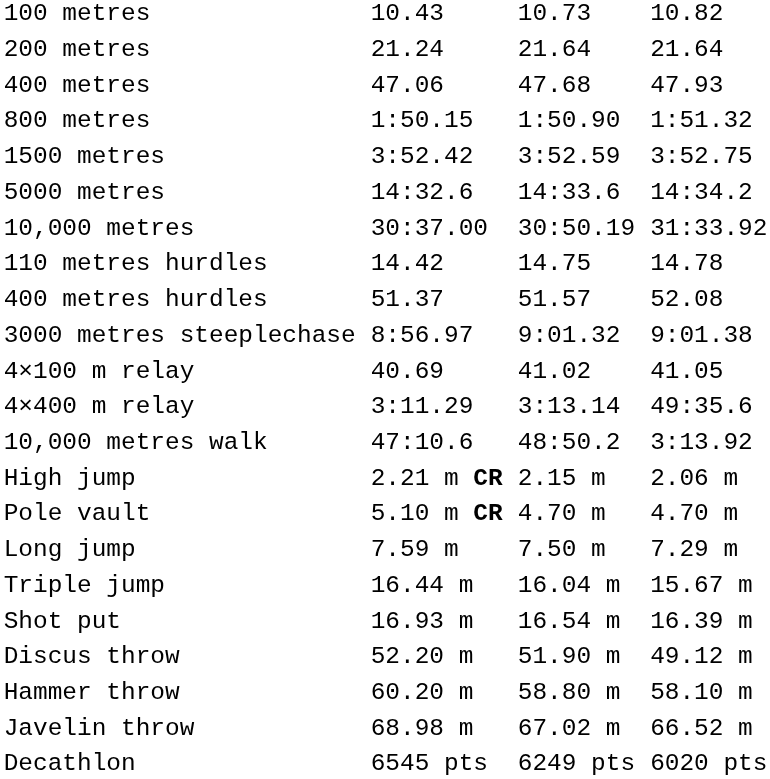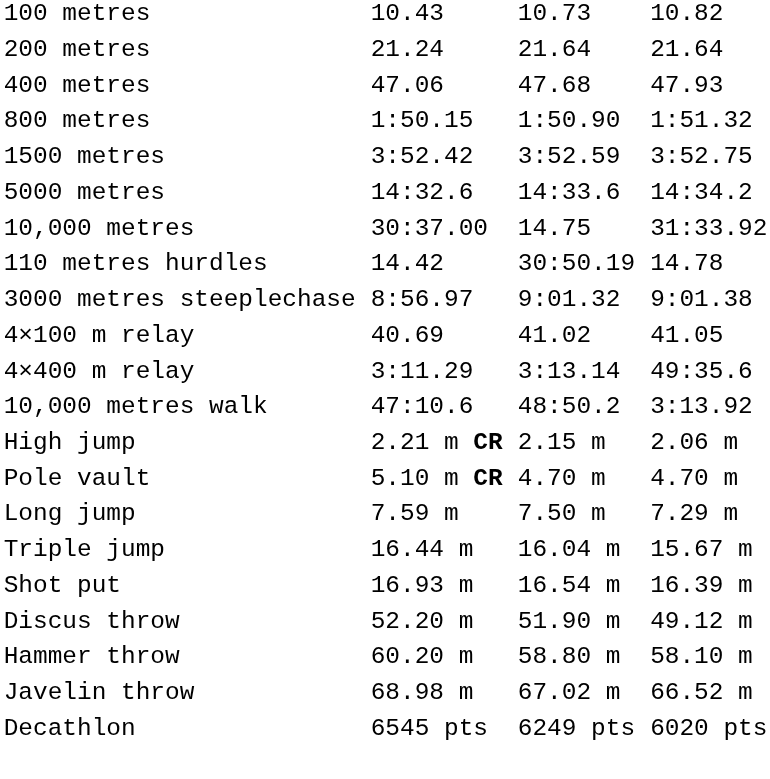(576, 228) 30:50.19 -> (554, 228) 14.75
(554, 264) 14.75 -> (576, 264) 30:50.19
- row: (136, 300)
